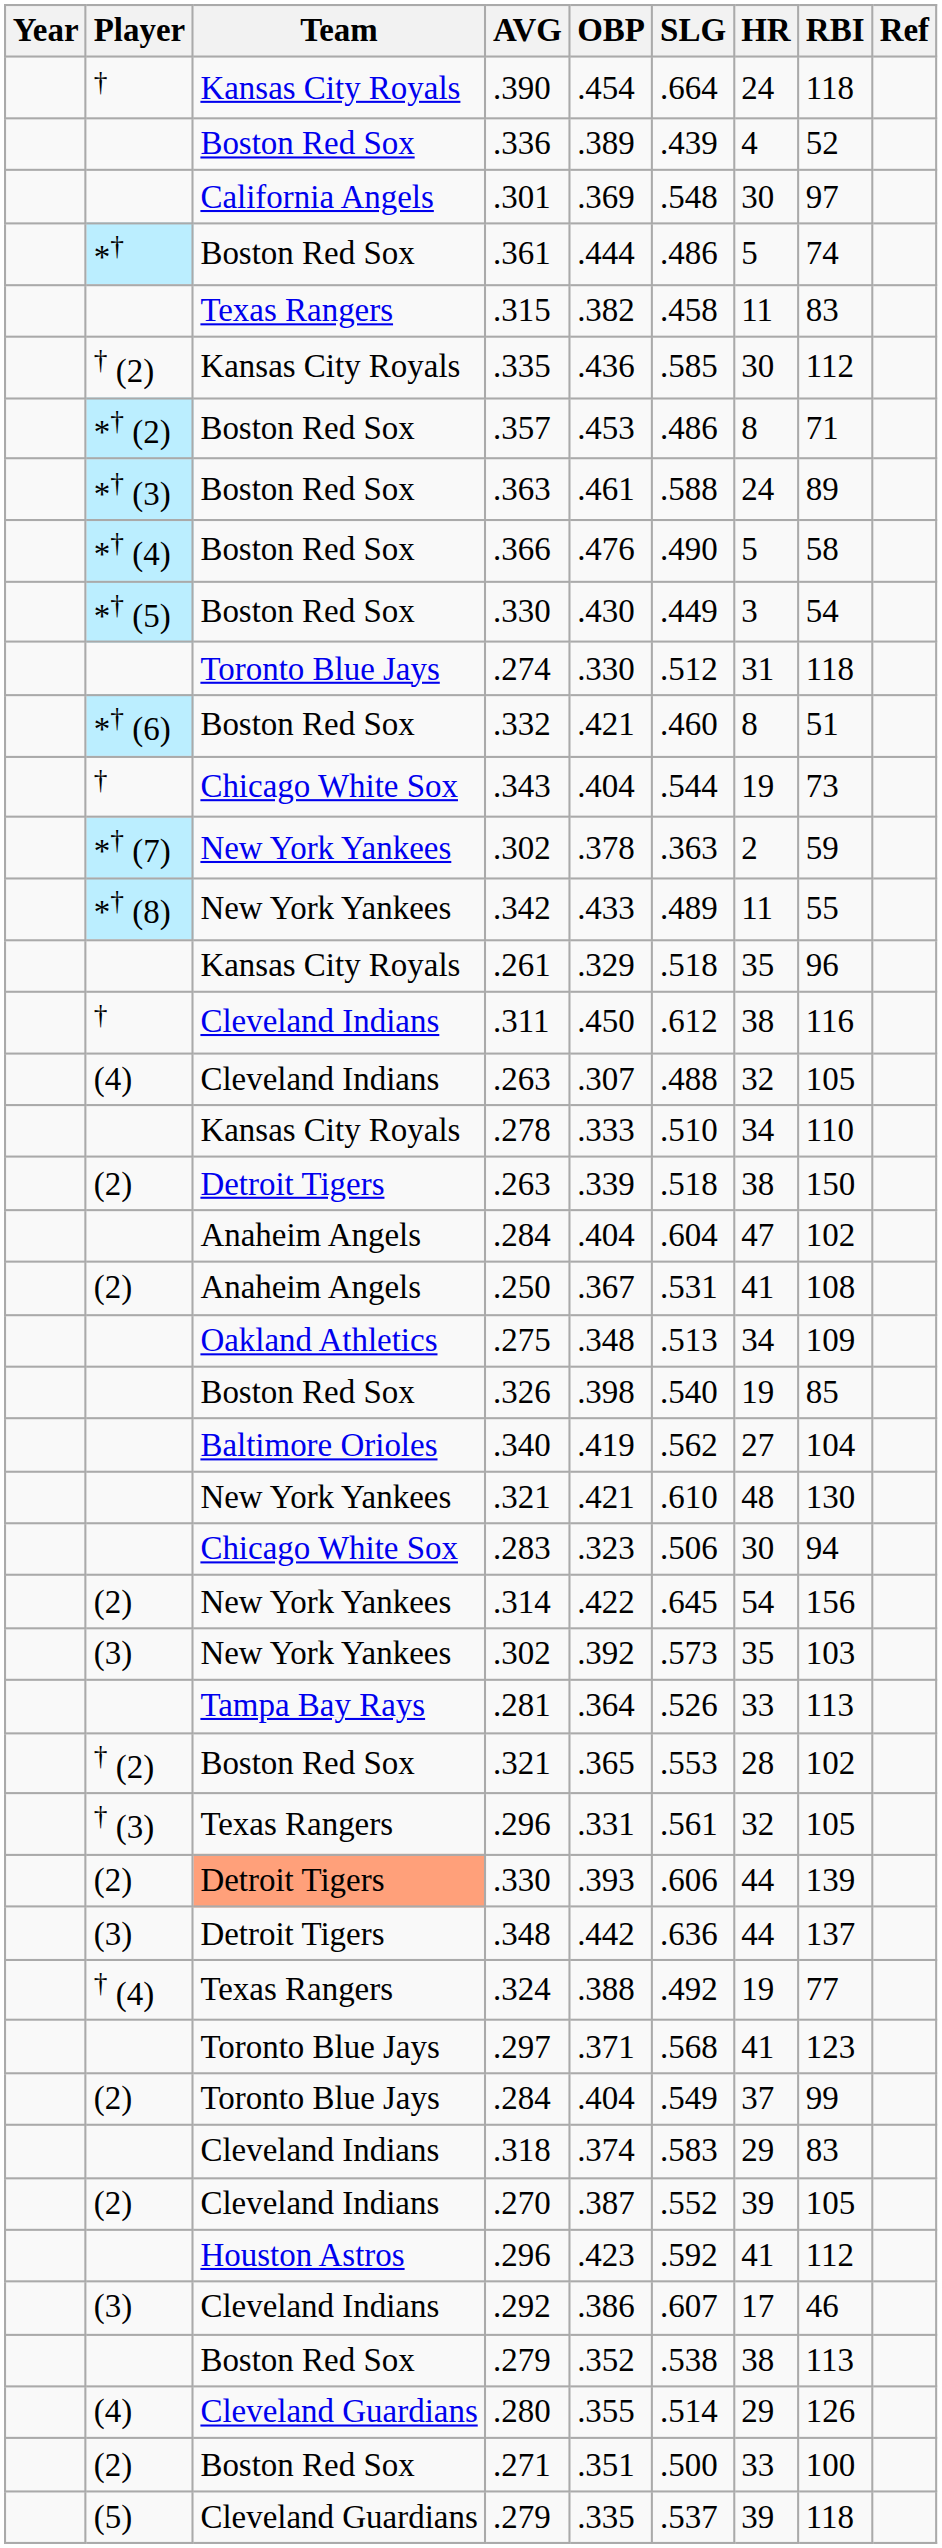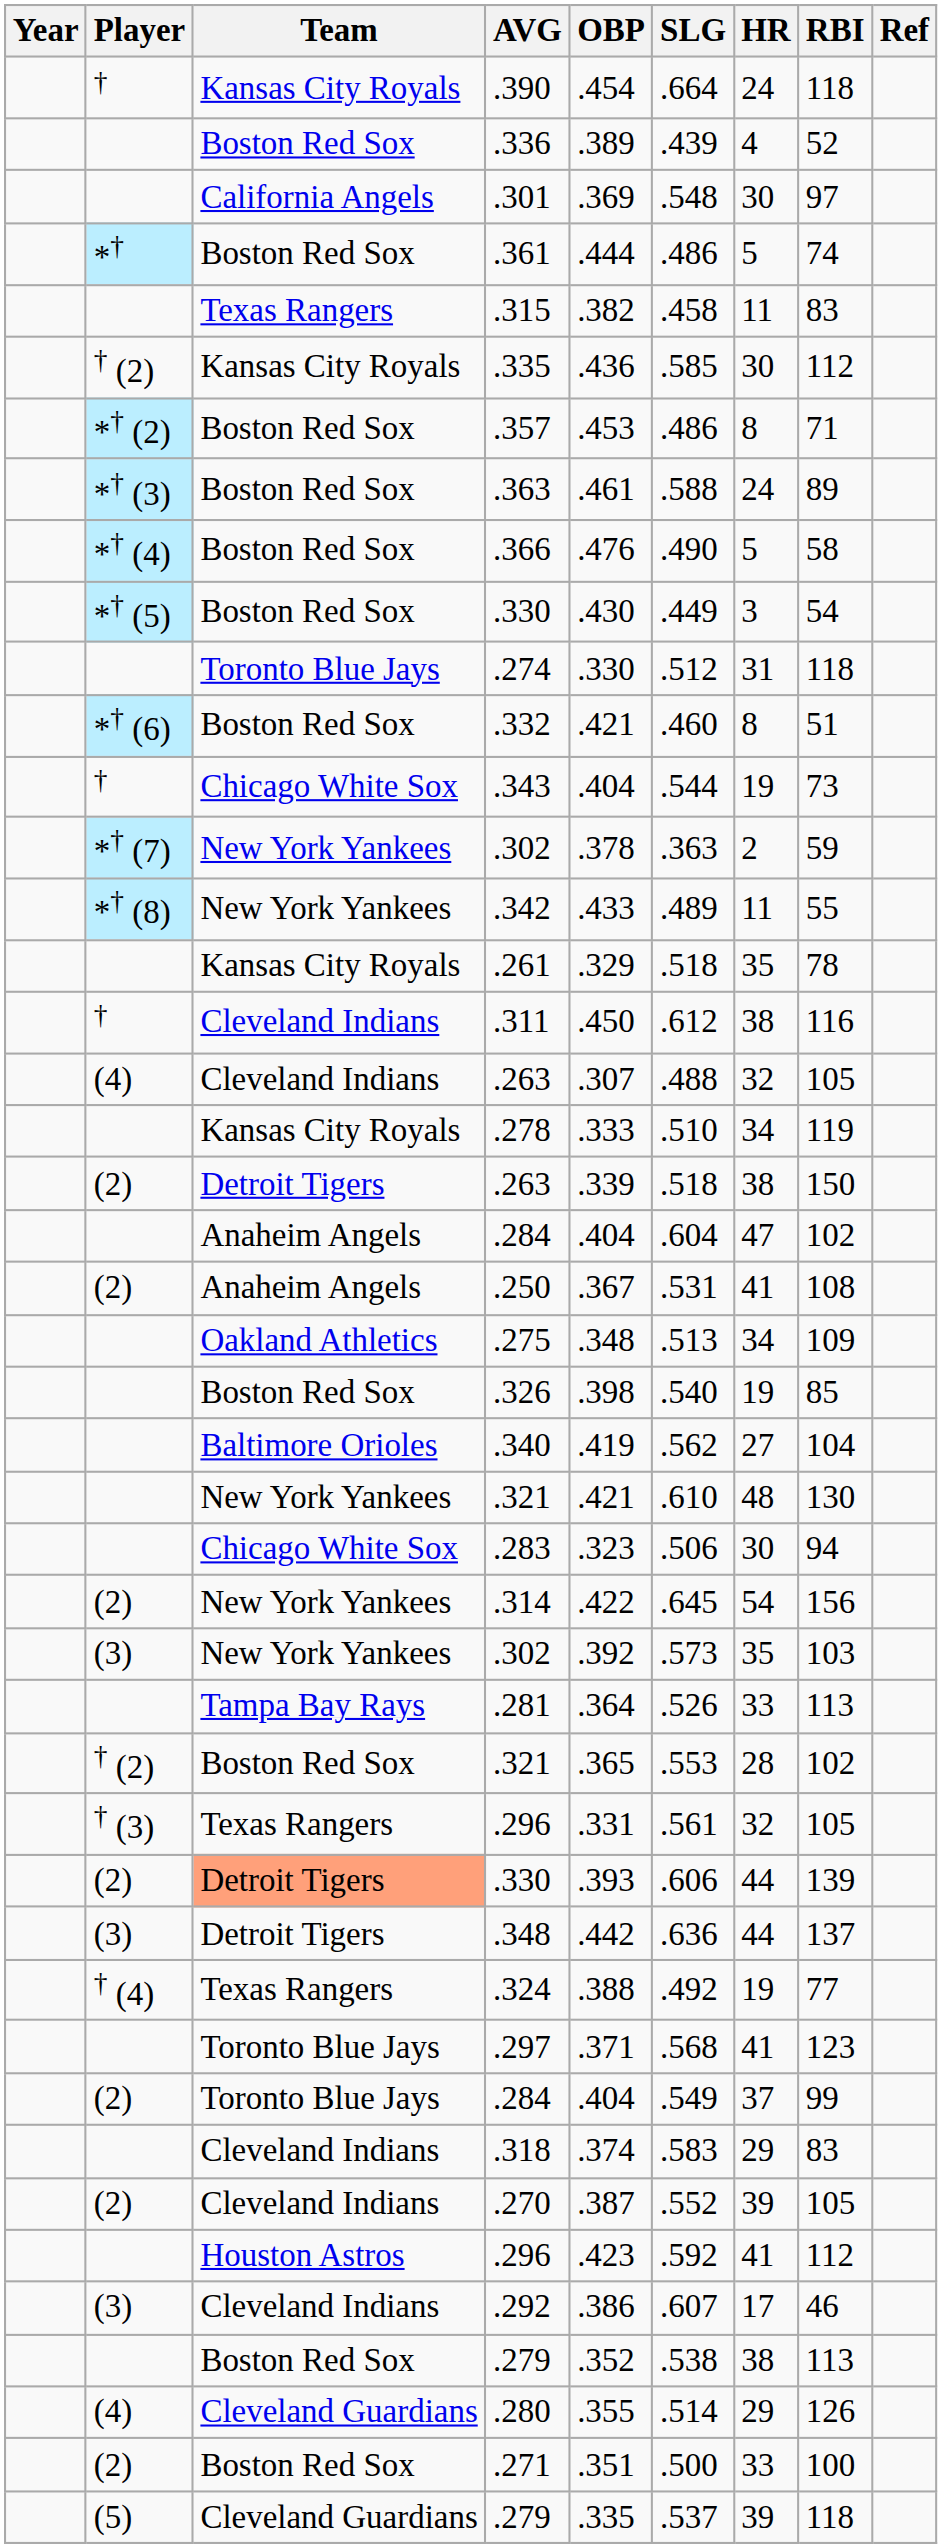(822, 965) 96 -> (822, 965) 78
(830, 1130) 110 -> (830, 1130) 119
